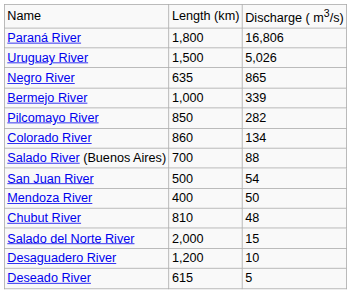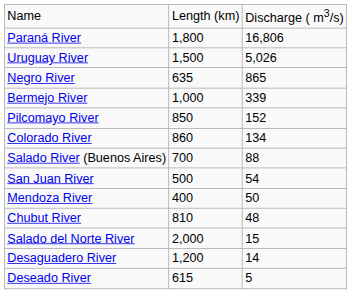(256, 118) 282 -> (256, 118) 152
(252, 258) 10 -> (252, 258) 14
